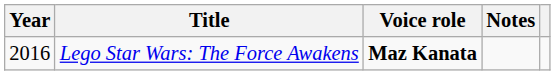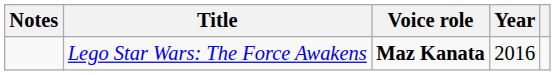columns swapped: (30, 20) <-> (511, 20)
